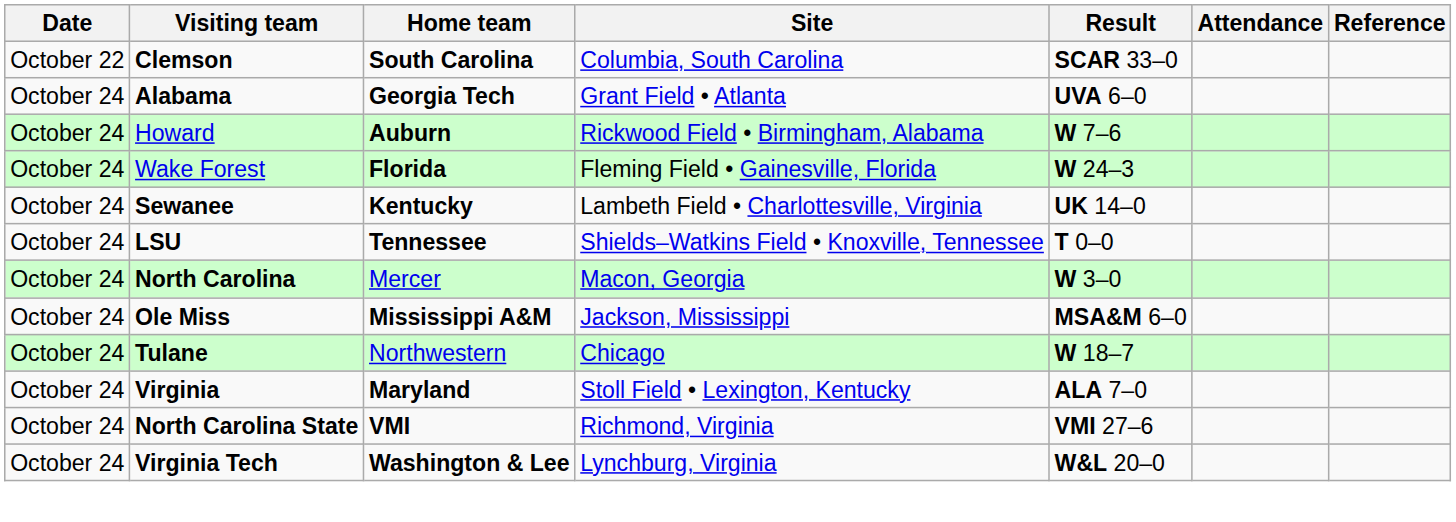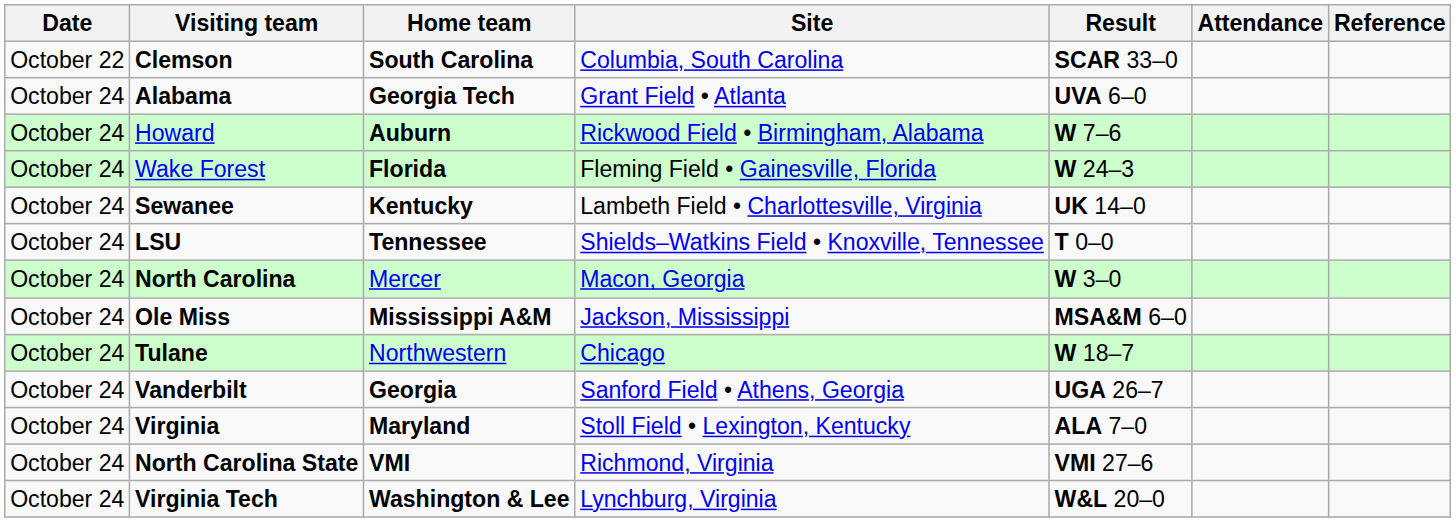+ row: (191, 389)
